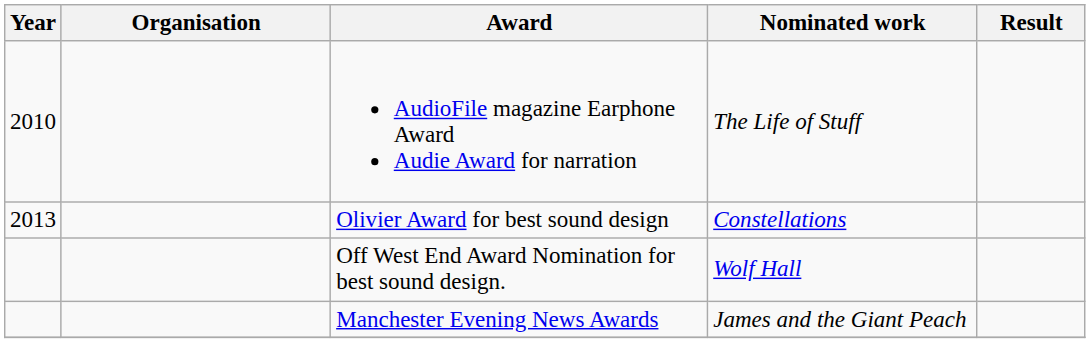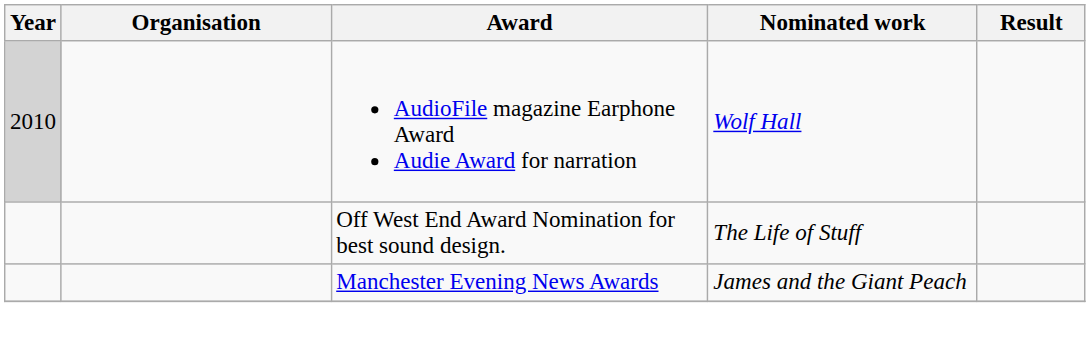(33, 121) no background -> (33, 121) lightgrey background
(787, 121) The Life of Stuff -> (757, 121) Wolf Hall
- row: (502, 219)
(757, 269) Wolf Hall -> (787, 232) The Life of Stuff
